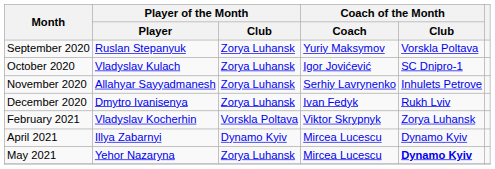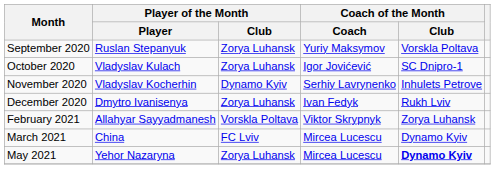(155, 84) Allahyar Sayyadmanesh -> (146, 84) Vladyslav Kocherhin
(258, 84) Zorya Luhansk -> (254, 84) Dynamo Kyiv
(146, 119) Vladyslav Kocherhin -> (155, 119) Allahyar Sayyadmanesh
+ row: (37, 137)
- row: (32, 137)
